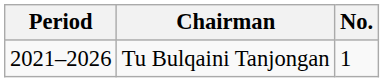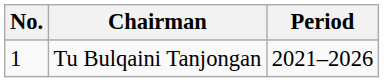columns swapped: (357, 22) <-> (61, 22)
